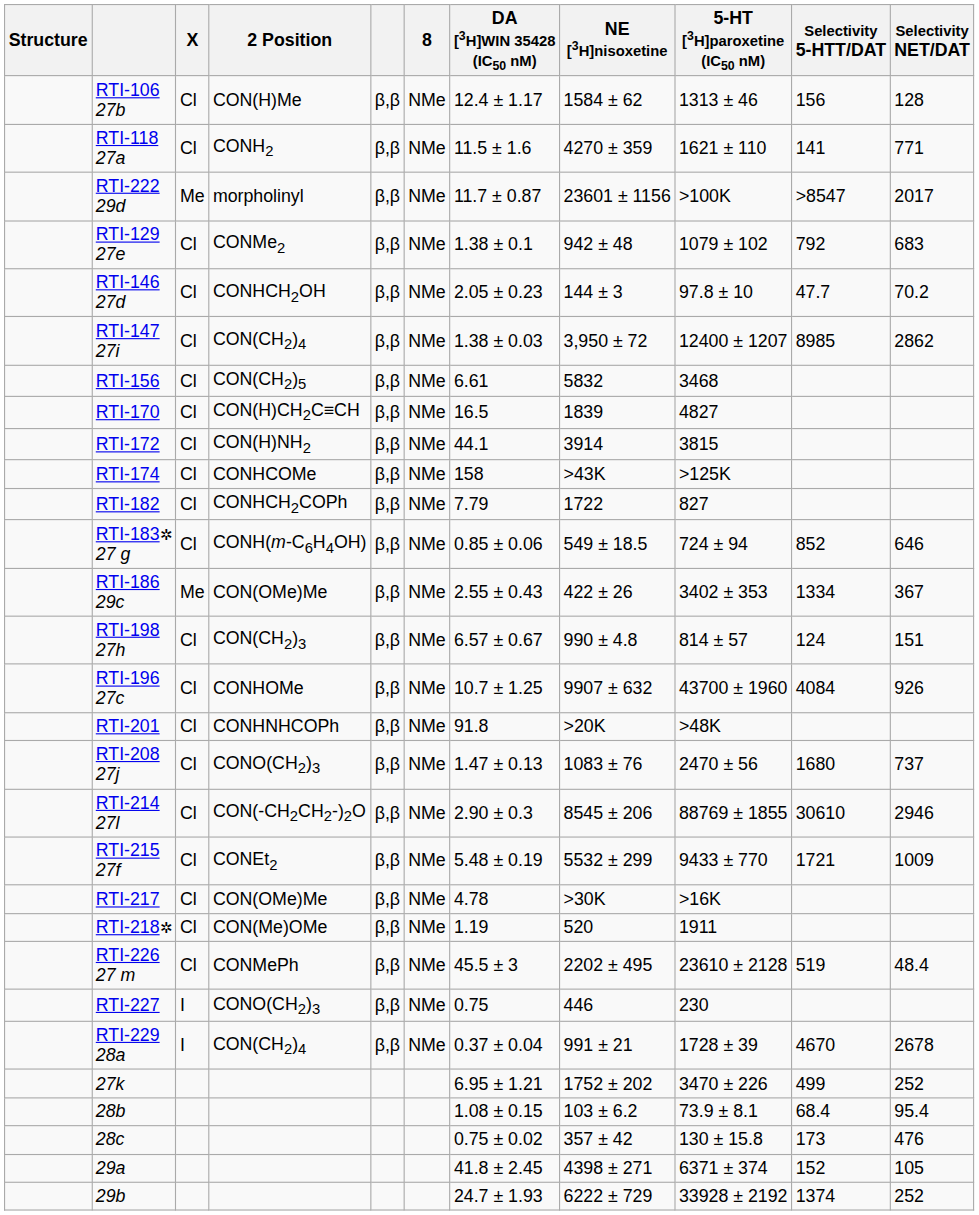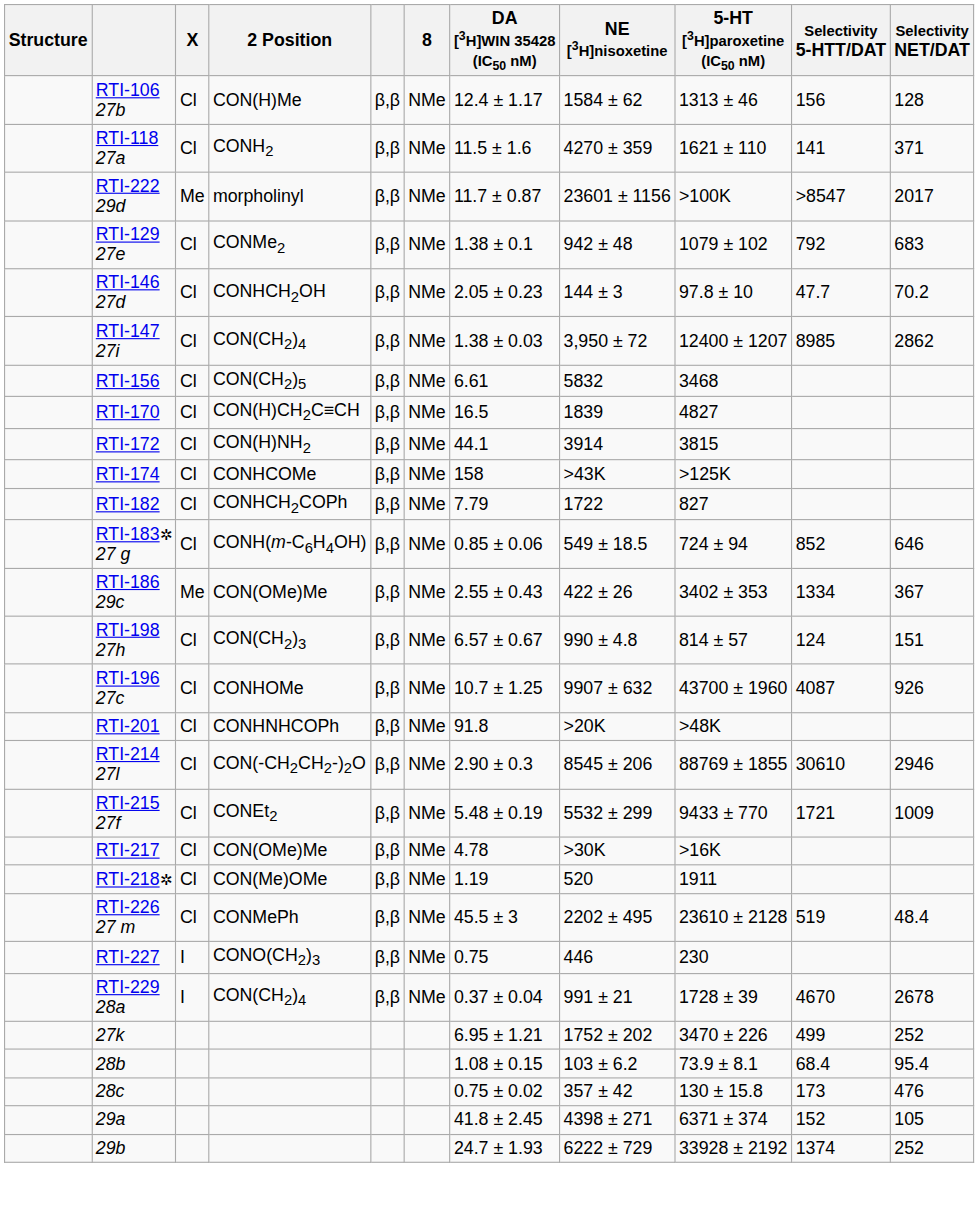(909, 148) 771 -> (909, 148) 371
(815, 688) 4084 -> (815, 688) 4087
- row: (128, 764)
